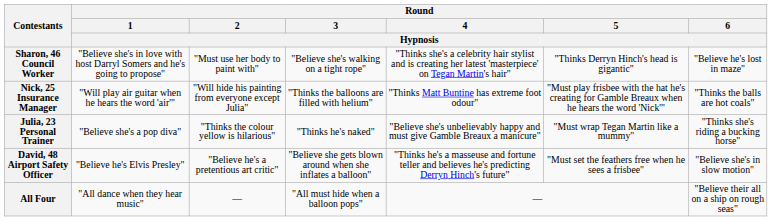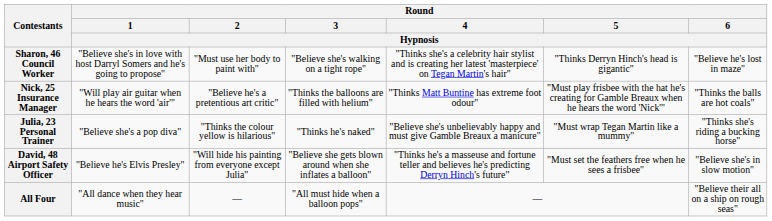(237, 97) "Will hide his painting from everyone except Julia" -> (237, 97) "Believe he's a pretentious art critic"
(237, 165) "Believe he's a pretentious art critic" -> (237, 165) "Will hide his painting from everyone except Julia"
